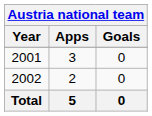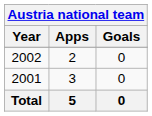rows swapped: (26, 57) <-> (26, 79)
